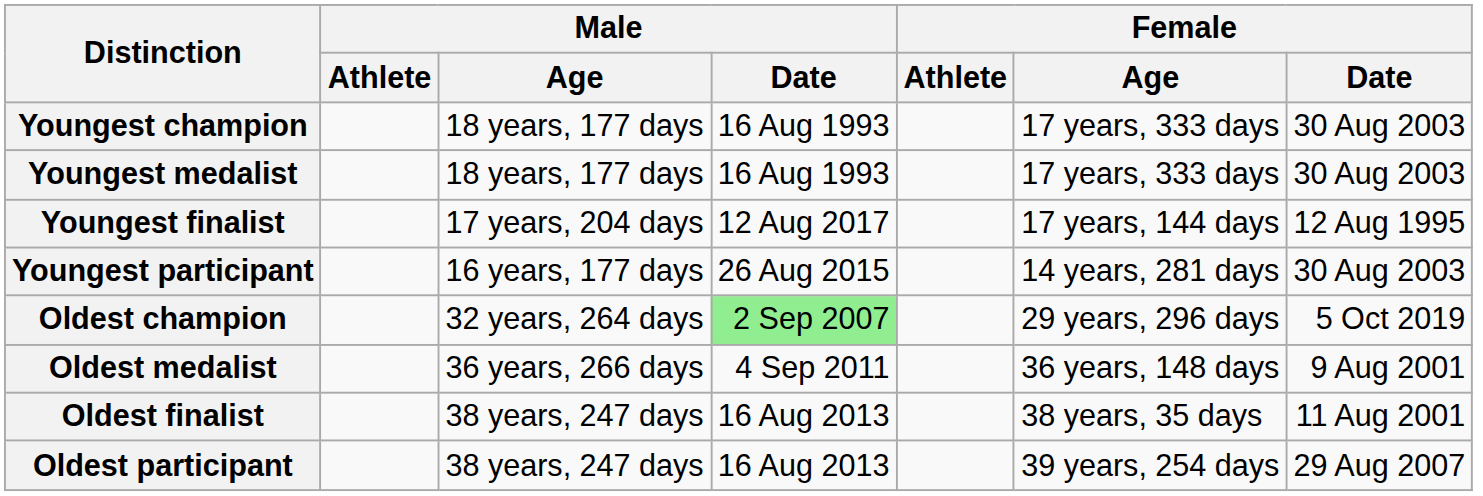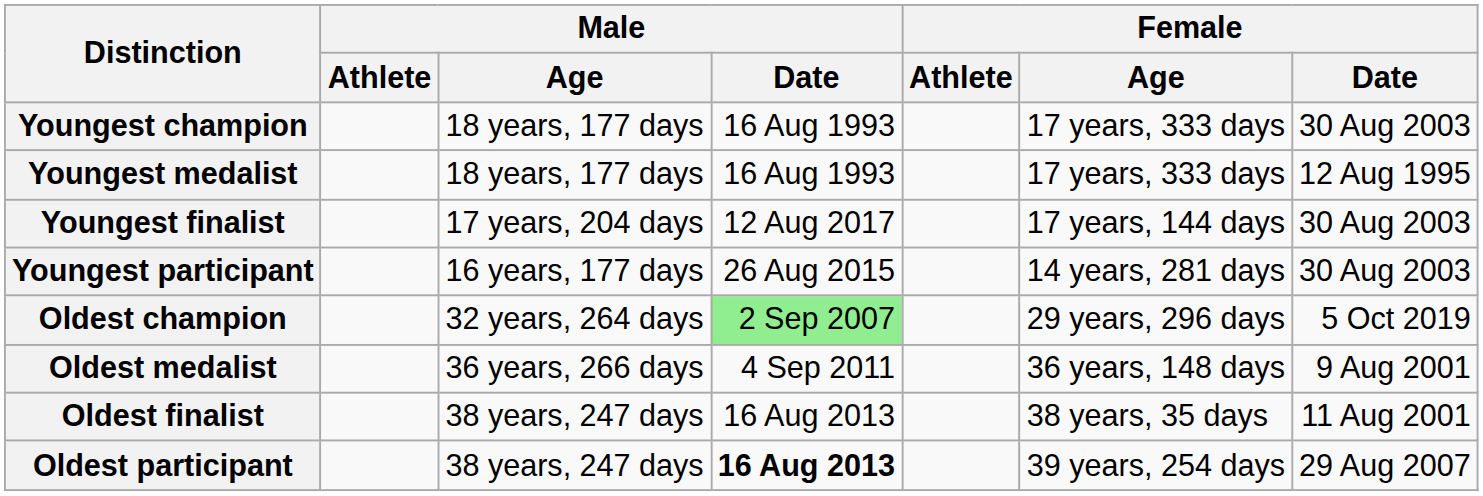(1379, 174) 30 Aug 2003 -> (1385, 174) 12 Aug 1995
(1379, 222) 12 Aug 1995 -> (1385, 222) 30 Aug 2003
(804, 464) normal -> (806, 464) bold
